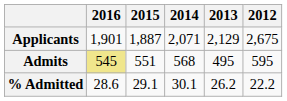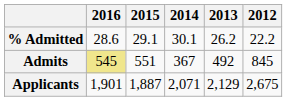rows swapped: (46, 38) <-> (46, 84)
(184, 61) 568 -> (184, 61) 367
(223, 61) 495 -> (223, 61) 492
(262, 61) 595 -> (262, 61) 845
